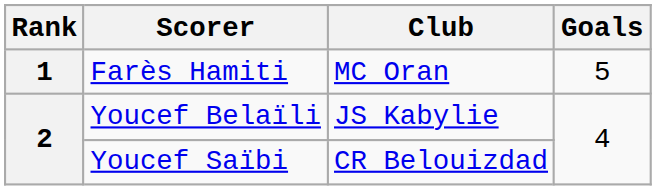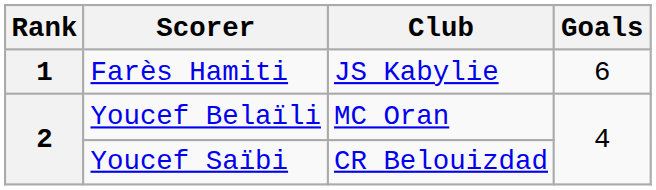(392, 72) MC Oran -> (416, 72) JS Kabylie
(602, 72) 5 -> (602, 72) 6
(416, 117) JS Kabylie -> (392, 117) MC Oran
